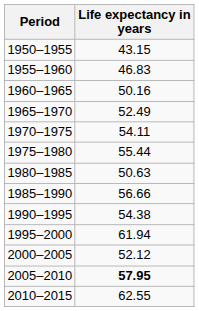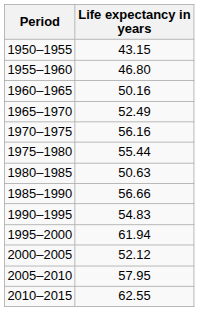(134, 70) 46.83 -> (134, 70) 46.80
(134, 132) 54.11 -> (134, 132) 56.16
(134, 214) 54.38 -> (134, 214) 54.83
(134, 276) bold -> (134, 276) normal
